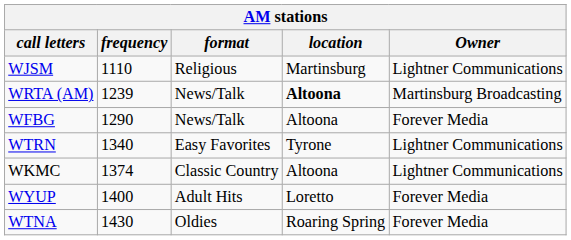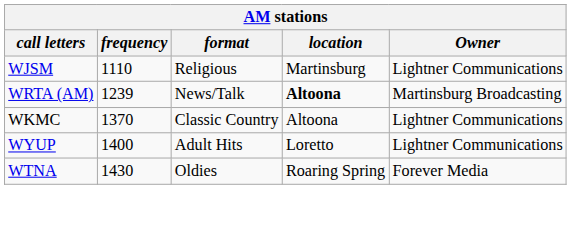- row: (32, 119)
- row: (32, 145)
(117, 171) 1374 -> (117, 119) 1370
(440, 196) Forever Media -> (478, 145) Lightner Communications
